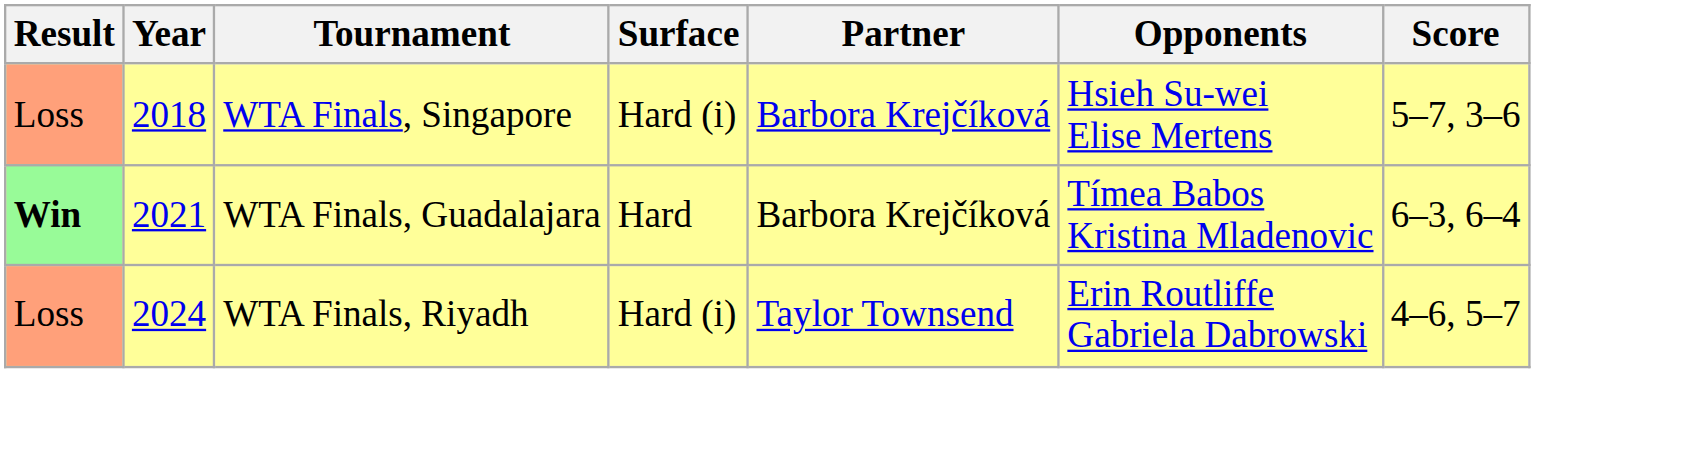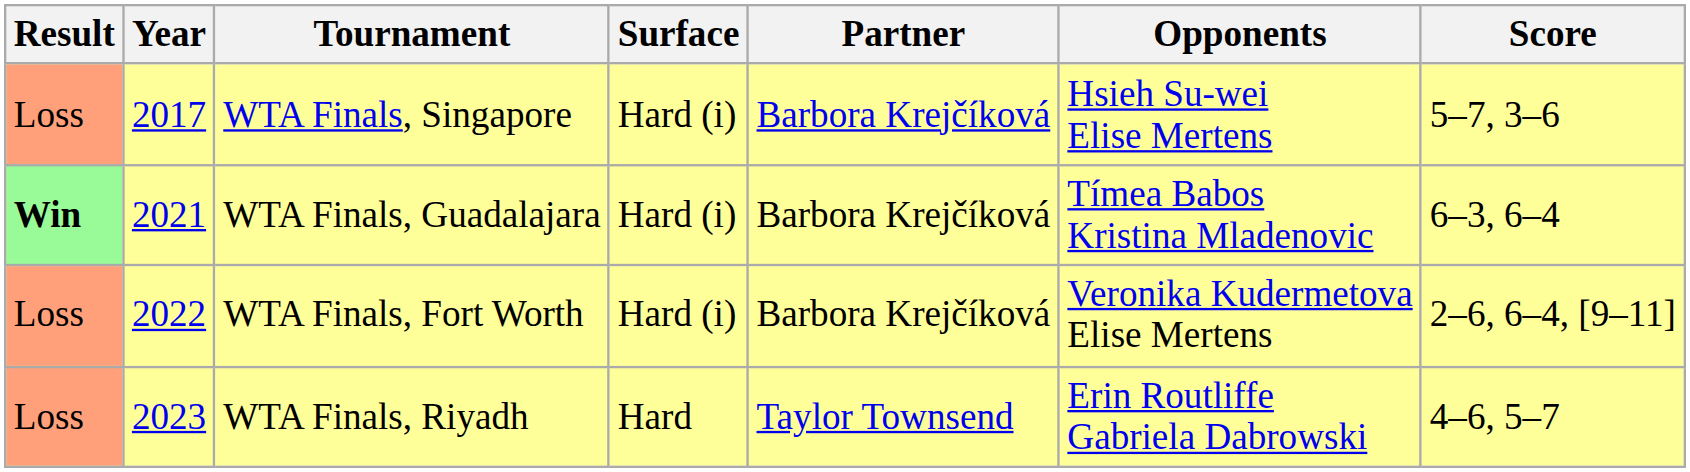(169, 113) 2018 -> (169, 113) 2017
(655, 214) Hard -> (677, 214) Hard (i)
+ row: (403, 314)
(169, 314) 2024 -> (169, 415) 2023
(677, 314) Hard (i) -> (655, 415) Hard
